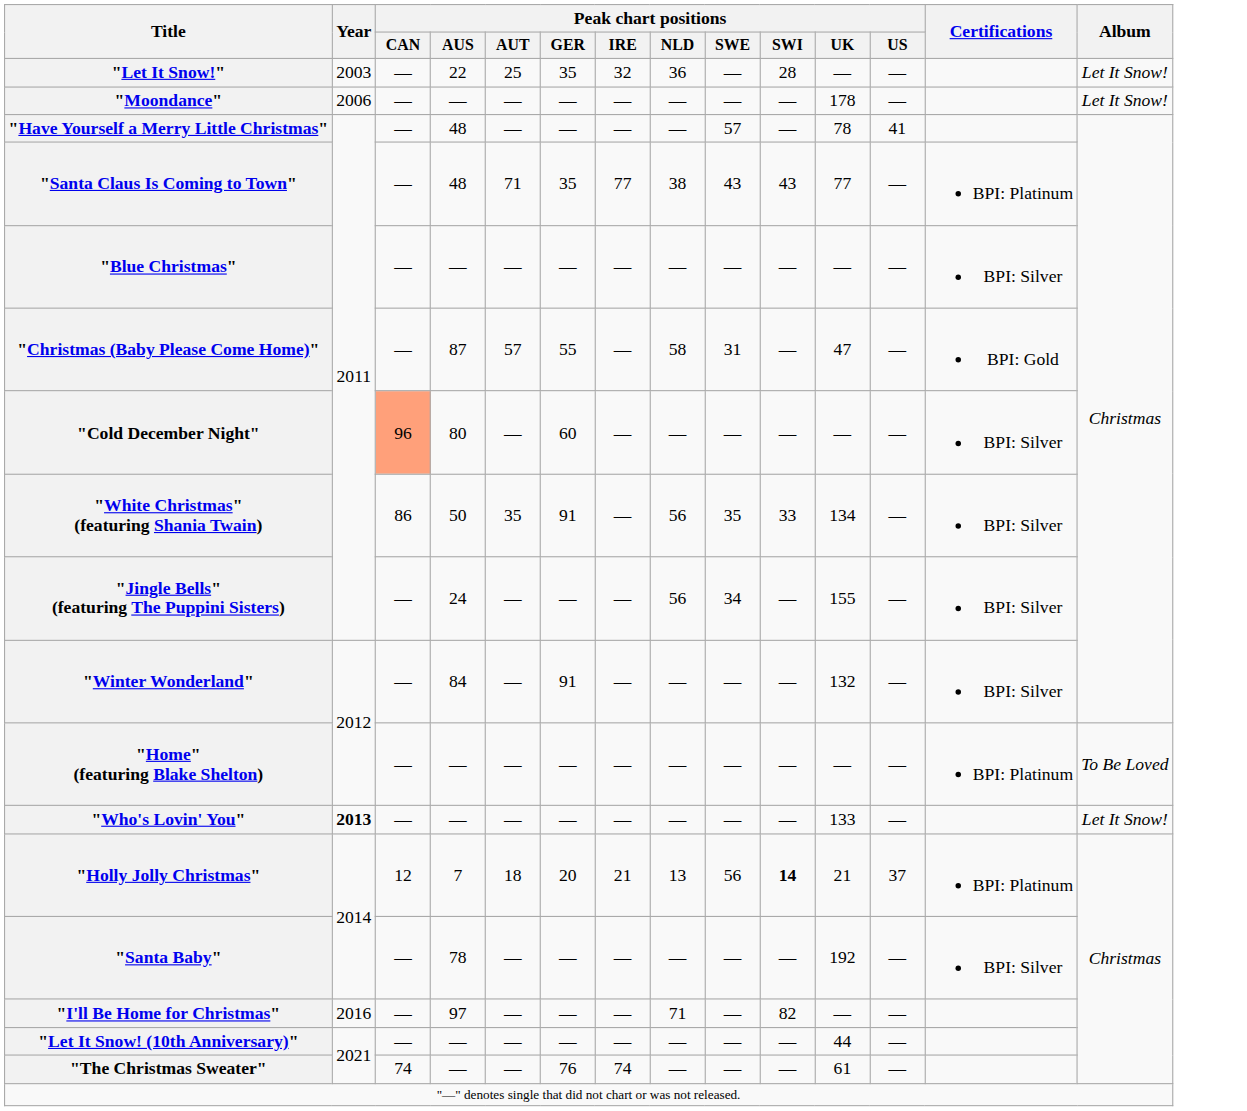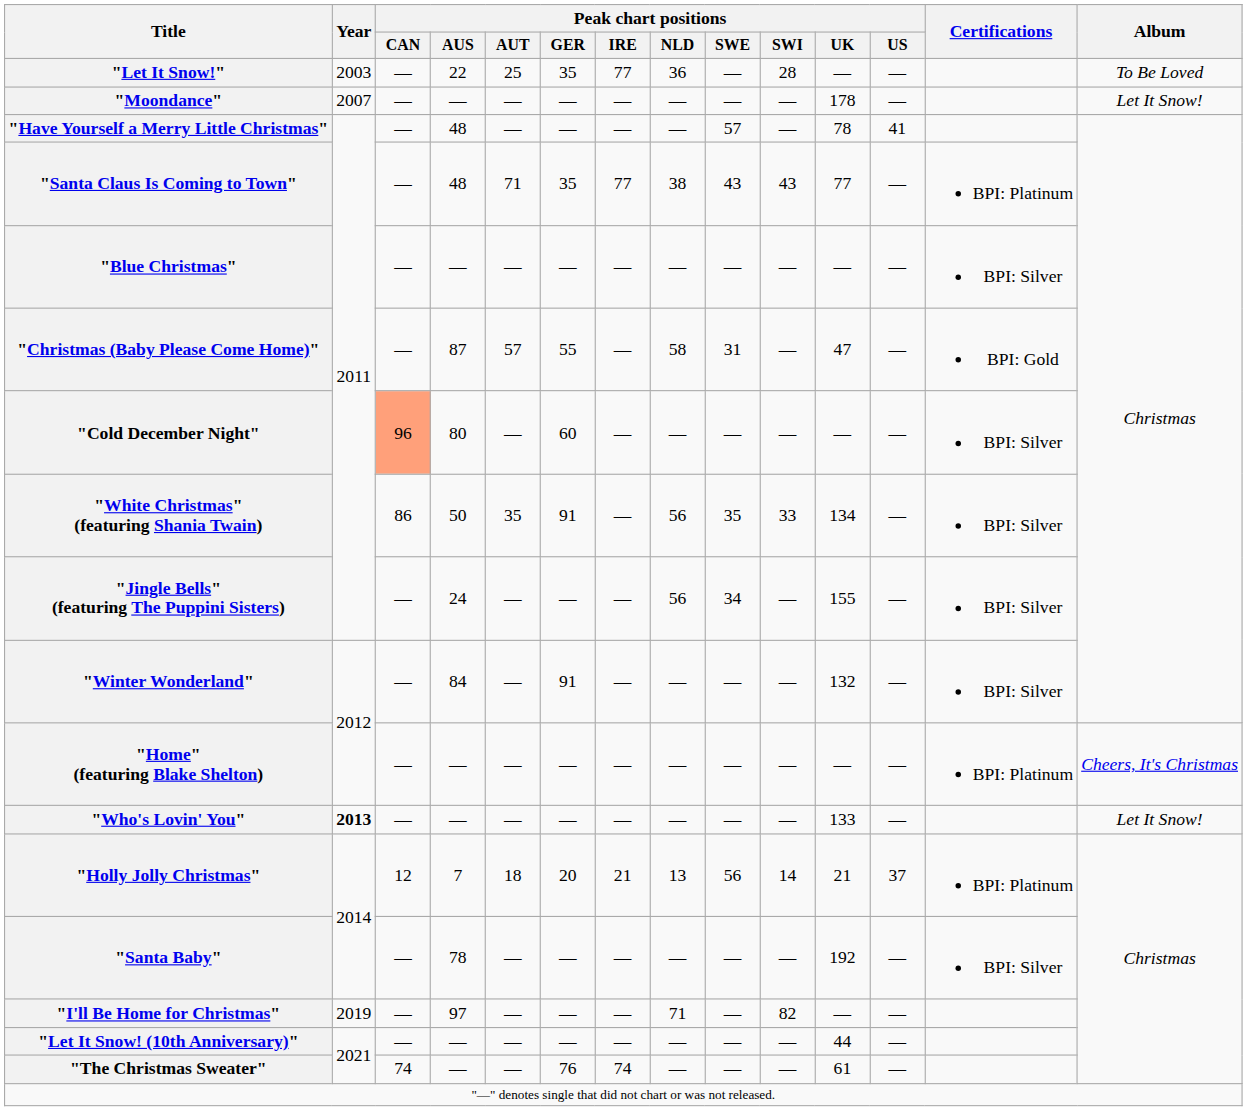(623, 72) 32 -> (623, 72) 77
(1125, 72) Let It Snow! -> (1160, 72) To Be Loved
(354, 100) 2006 -> (354, 100) 2007
(1125, 764) To Be Loved -> (1160, 764) Cheers, It's Christmas
(787, 874) bold -> (787, 874) normal
(354, 1013) 2016 -> (354, 1013) 2019
